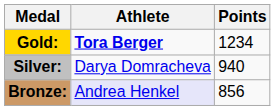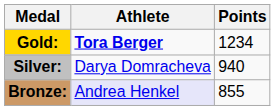(231, 92) 856 -> (231, 92) 855
